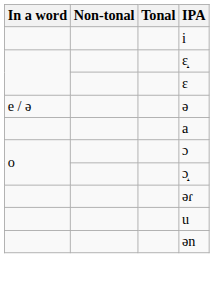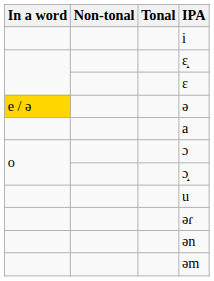(20, 106) no background -> (20, 106) gold background
rows swapped: (186, 219) <-> (188, 196)
+ row: (191, 264)
